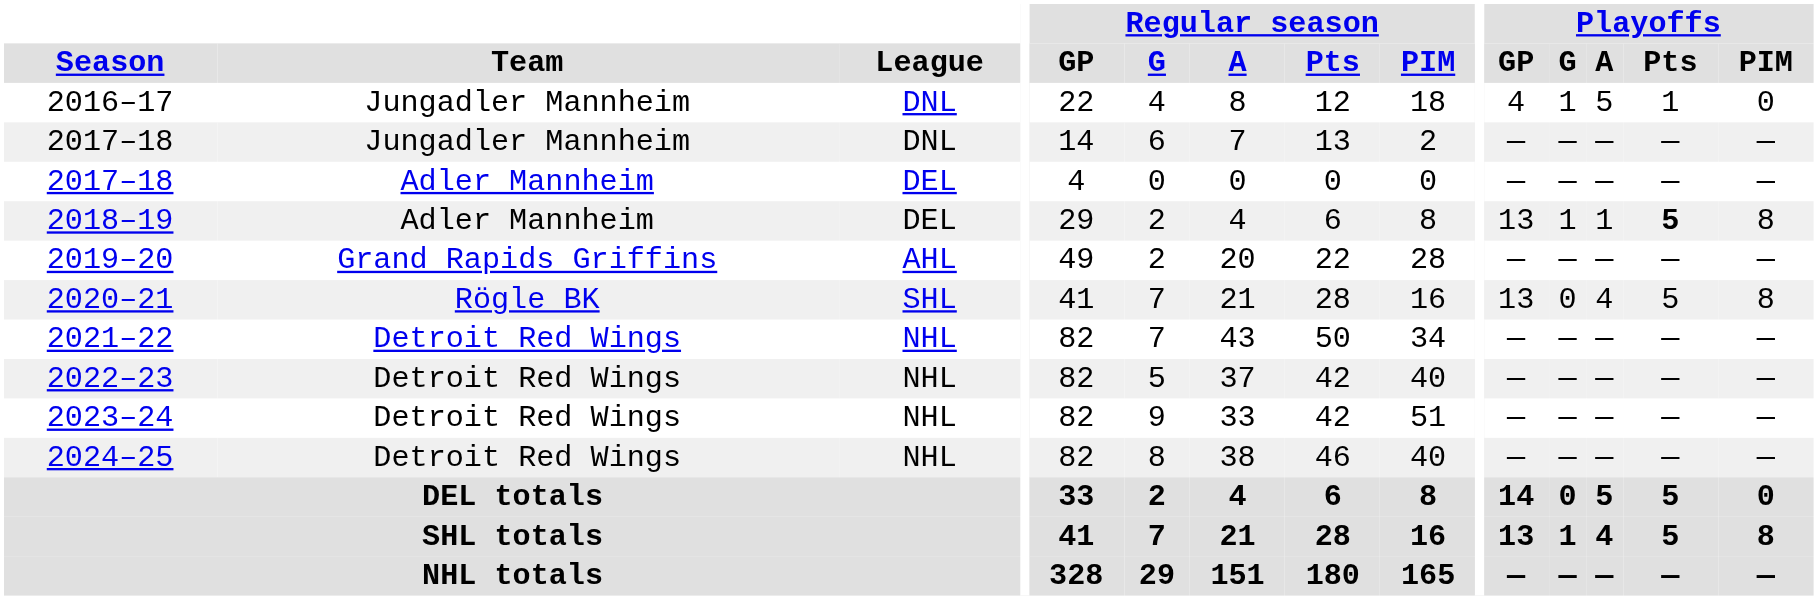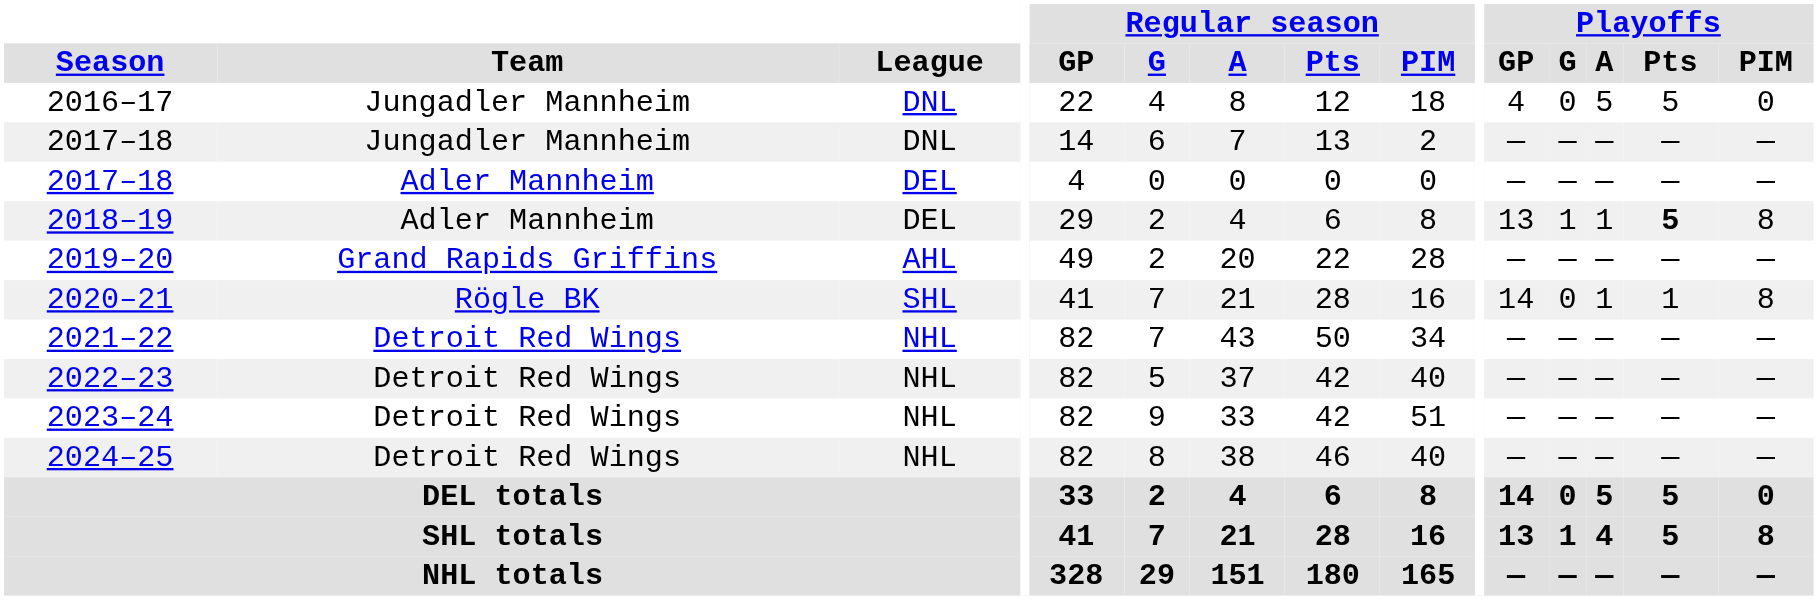(1568, 103) 1 -> (1568, 103) 0
(1670, 103) 1 -> (1670, 103) 5
(1516, 300) 13 -> (1516, 300) 14
(1604, 300) 4 -> (1604, 300) 1
(1670, 300) 5 -> (1670, 300) 1
